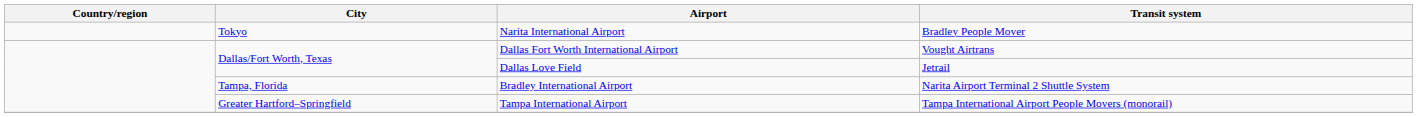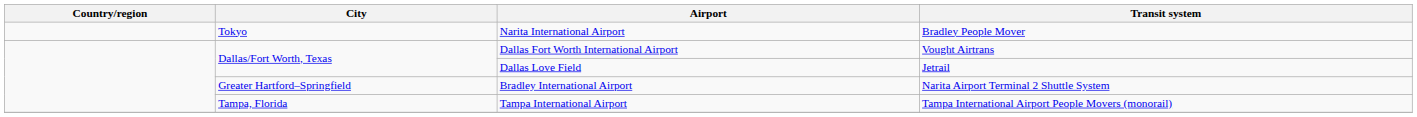(253, 85) Tampa, Florida -> (285, 85) Greater Hartford–Springfield
(285, 103) Greater Hartford–Springfield -> (253, 103) Tampa, Florida
